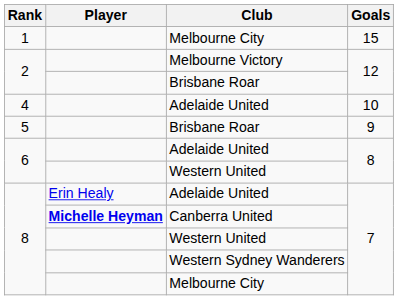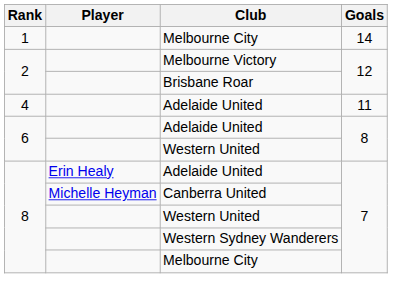(371, 37) 15 -> (364, 37) 14
(371, 104) 10 -> (364, 104) 11
- row: (25, 127)
(106, 216) bold -> (103, 194) normal
